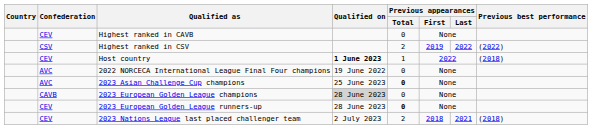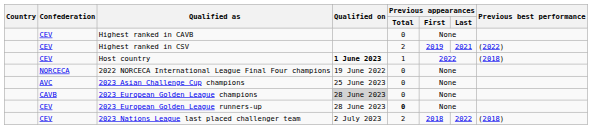(46, 46) CSV -> (46, 46) CEV
(463, 46) 2022 -> (463, 46) 2021
(46, 70) AVC -> (55, 70) NORCECA
(403, 82) bold -> (403, 82) normal
(463, 118) 2021 -> (463, 118) 2022
